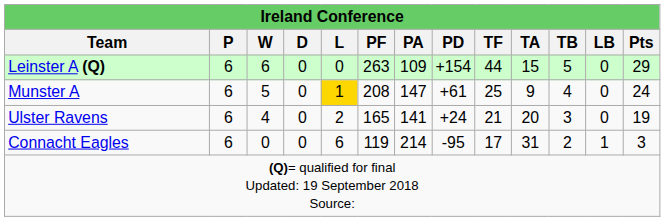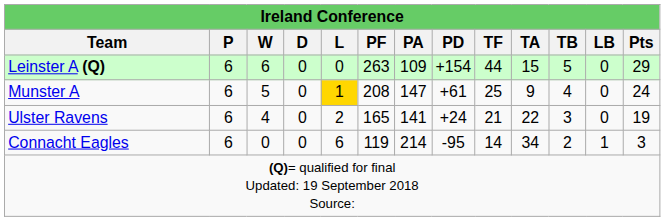(530, 117) 20 -> (530, 117) 22
(493, 142) 17 -> (493, 142) 14
(530, 142) 31 -> (530, 142) 34
